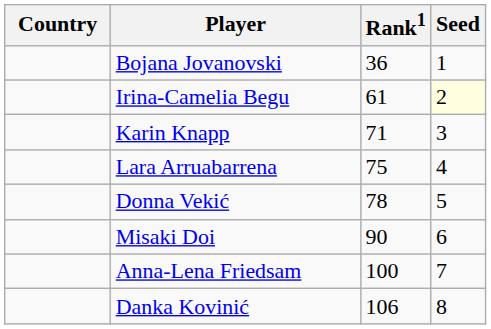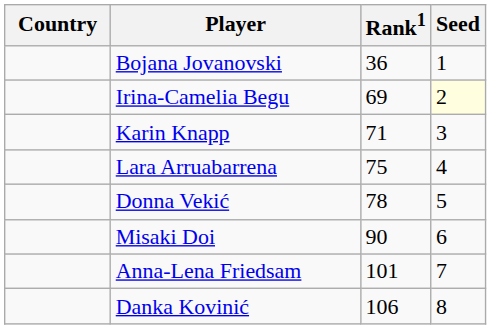(377, 97) 61 -> (377, 97) 69
(382, 271) 100 -> (382, 271) 101
